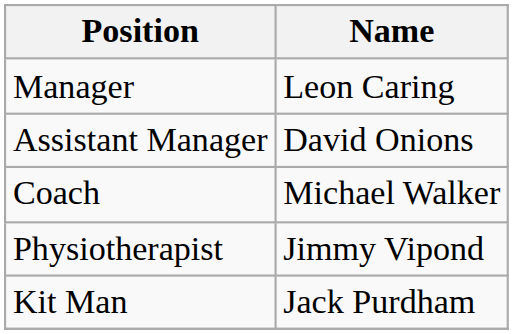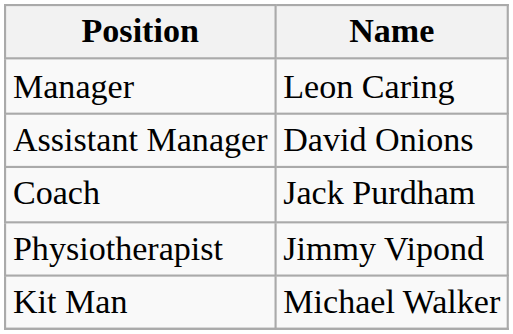(392, 193) Michael Walker -> (379, 193) Jack Purdham
(379, 301) Jack Purdham -> (392, 301) Michael Walker
